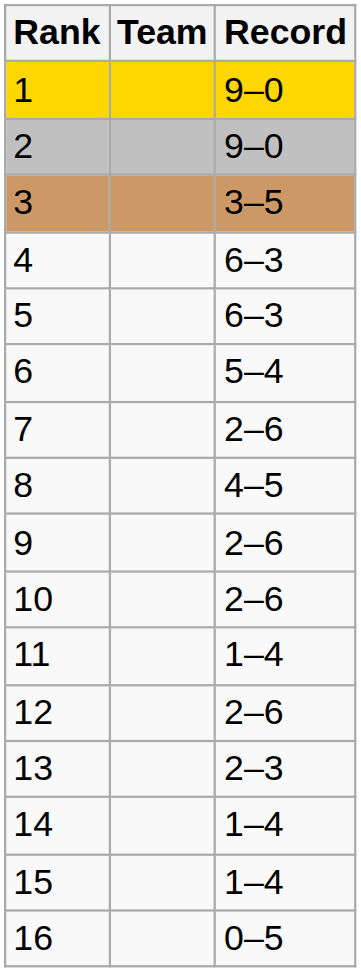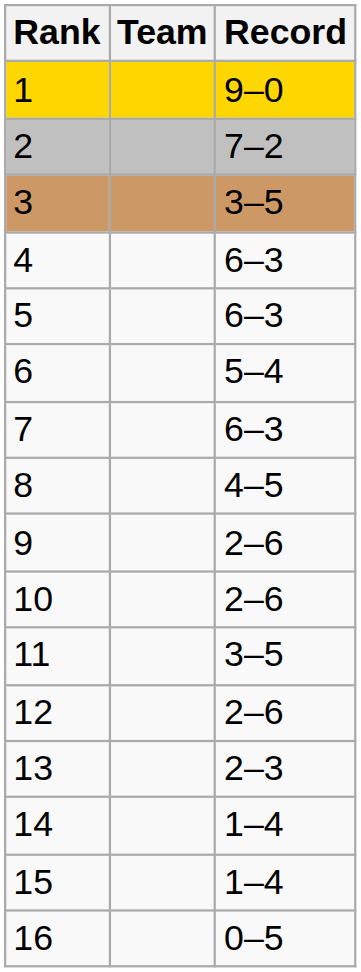(254, 145) 9–0 -> (254, 145) 7–2
(254, 428) 2–6 -> (254, 428) 6–3
(254, 655) 1–4 -> (254, 655) 3–5
